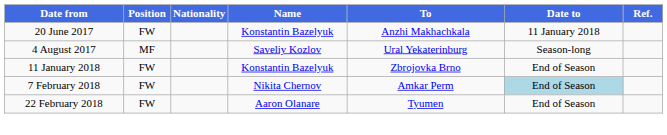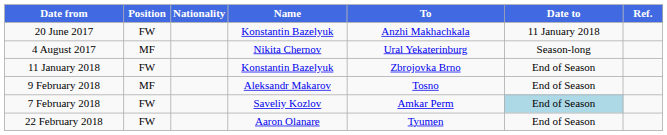(287, 50) Saveliy Kozlov -> (287, 50) Nikita Chernov
+ row: (64, 86)
(287, 86) Nikita Chernov -> (287, 104) Saveliy Kozlov
